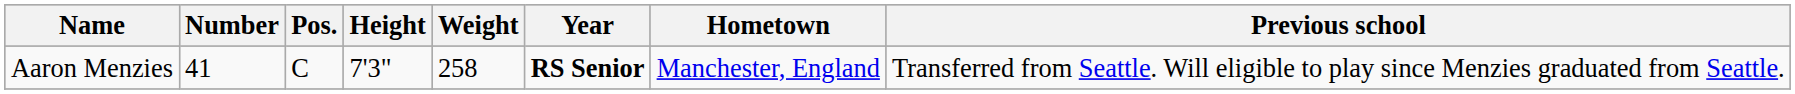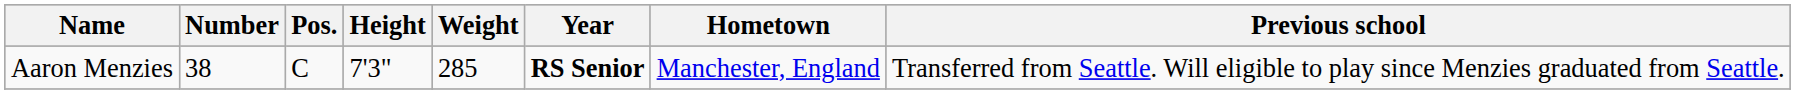(198, 67) 41 -> (198, 67) 38
(458, 67) 258 -> (458, 67) 285
